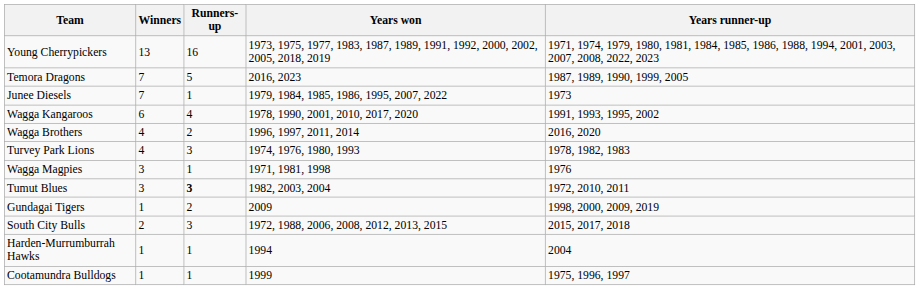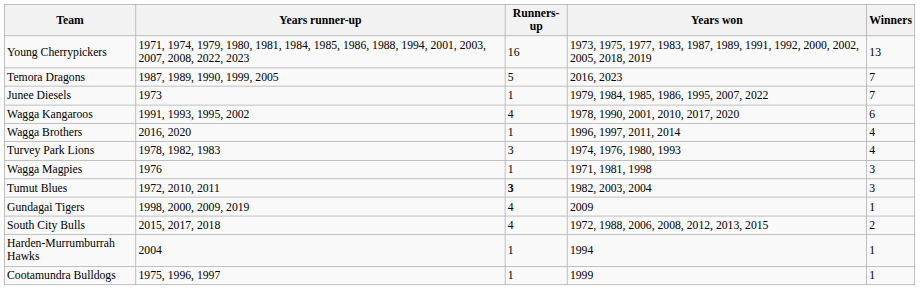columns swapped: (160, 20) <-> (730, 20)
(189, 132) 2 -> (511, 132) 1
(189, 206) 2 -> (511, 206) 4
(189, 225) 3 -> (511, 225) 4
